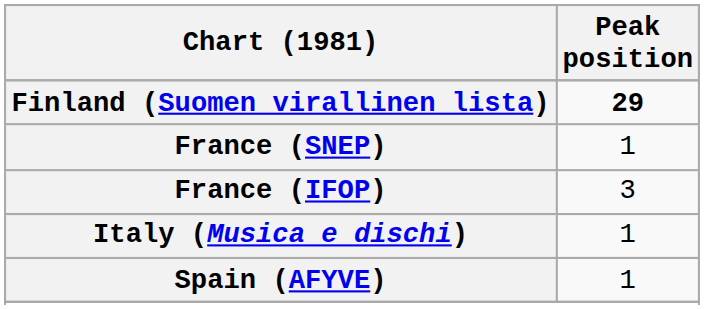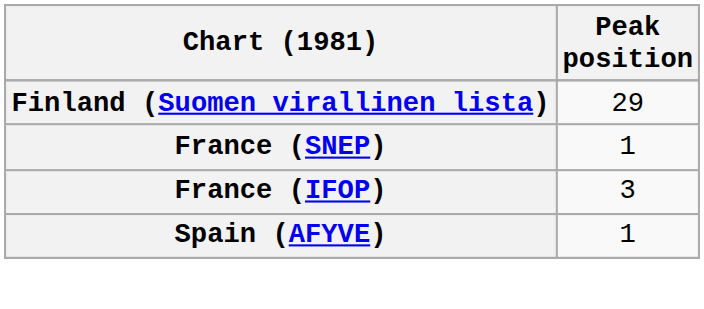(628, 103) bold -> (628, 103) normal
- row: (281, 236)
